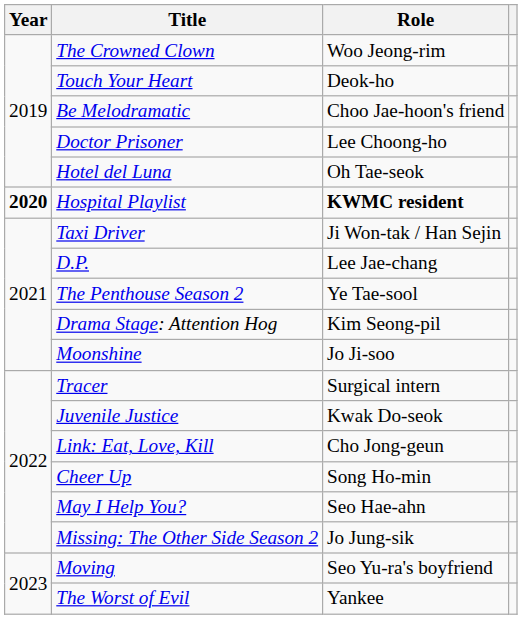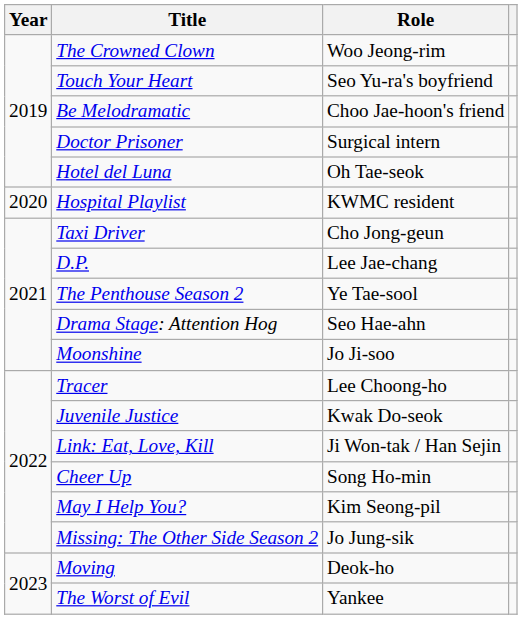(361, 80) Deok-ho -> (410, 80) Seo Yu-ra's boyfriend
(387, 141) Lee Choong-ho -> (384, 141) Surgical intern
(28, 202) bold -> (28, 202) normal
(395, 202) bold -> (391, 202) normal
(414, 232) Ji Won-tak / Han Sejin -> (385, 232) Cho Jong-geun
(384, 324) Kim Seong-pil -> (376, 324) Seo Hae-ahn
(384, 385) Surgical intern -> (387, 385) Lee Choong-ho
(385, 446) Cho Jong-geun -> (414, 446) Ji Won-tak / Han Sejin
(376, 506) Seo Hae-ahn -> (384, 506) Kim Seong-pil
(410, 567) Seo Yu-ra's boyfriend -> (361, 567) Deok-ho
